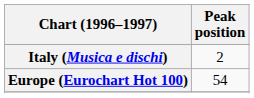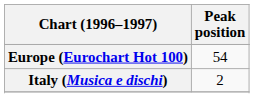rows swapped: (98, 80) <-> (98, 56)
